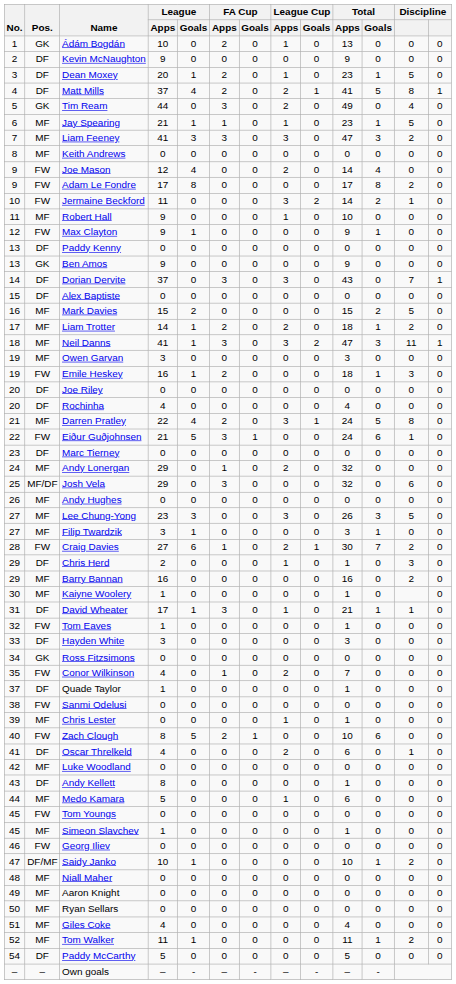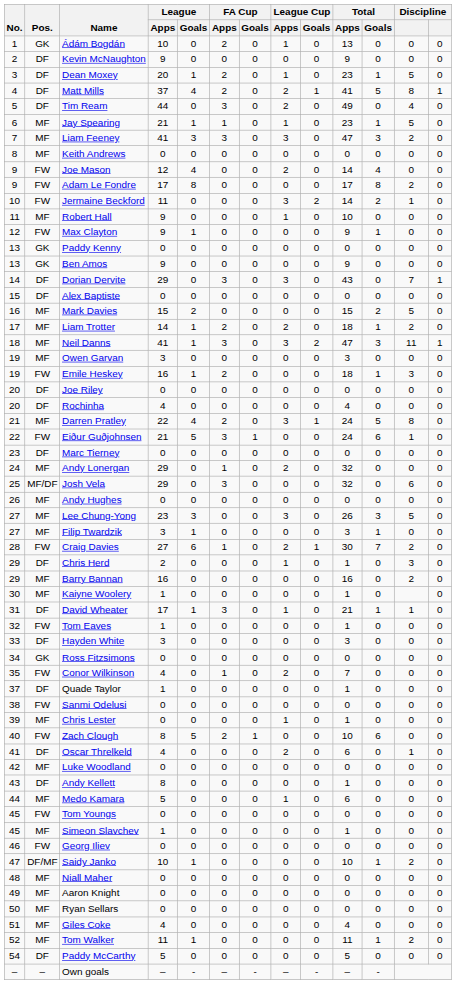(42, 106) GK -> (42, 106) DF
(42, 248) DF -> (42, 248) GK
(163, 279) 37 -> (163, 279) 29
